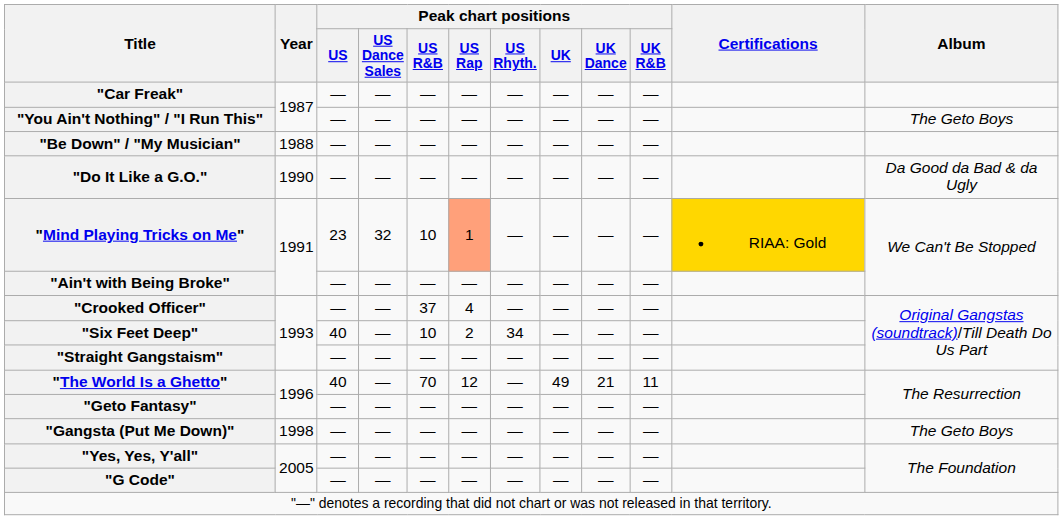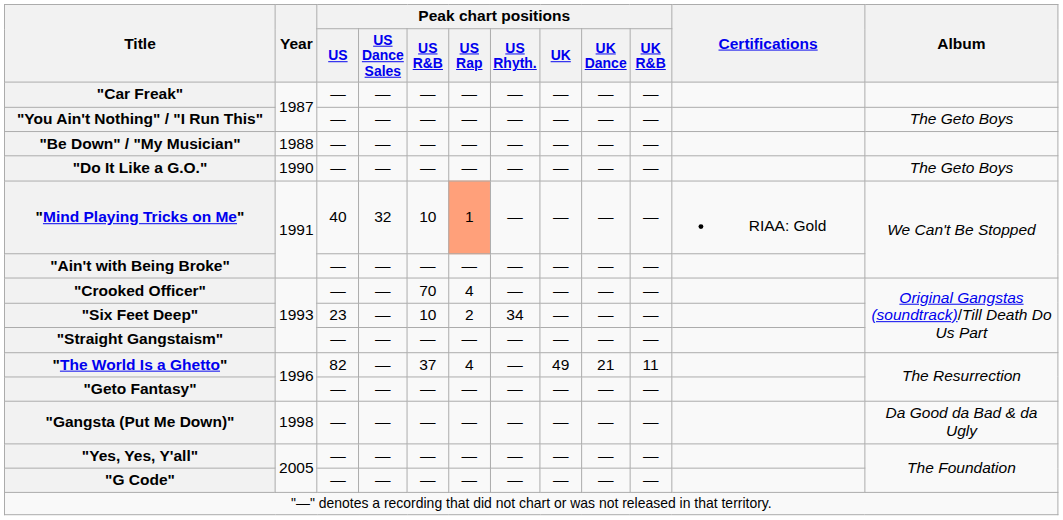(961, 177) Da Good da Bad & da Ugly -> (961, 168) The Geto Boys
(338, 234) 23 -> (338, 217) 40
(768, 243) gold background -> (768, 226) no background
(428, 308) 37 -> (428, 290) 70
(338, 332) 40 -> (338, 315) 23
(338, 382) 40 -> (338, 364) 82
(428, 382) 70 -> (428, 364) 37
(469, 382) 12 -> (469, 364) 4
(961, 431) The Geto Boys -> (961, 422) Da Good da Bad & da Ugly
